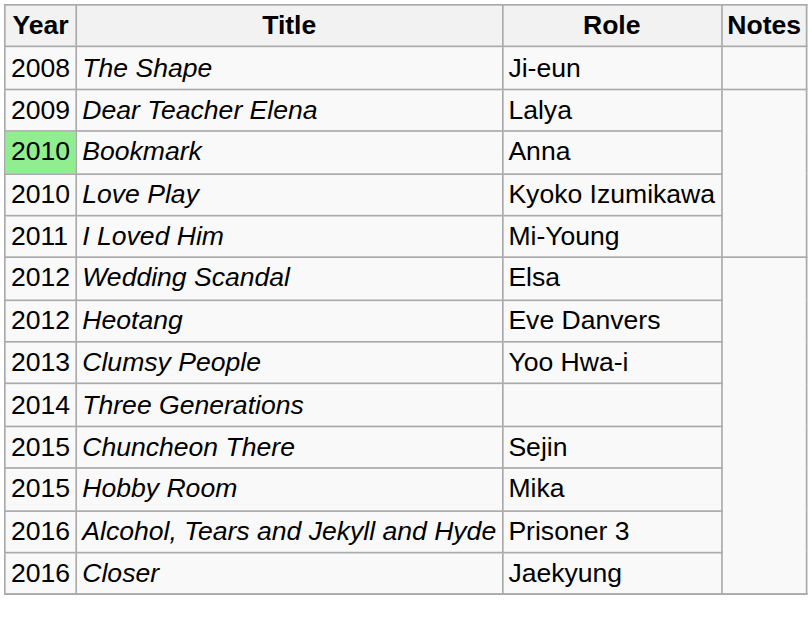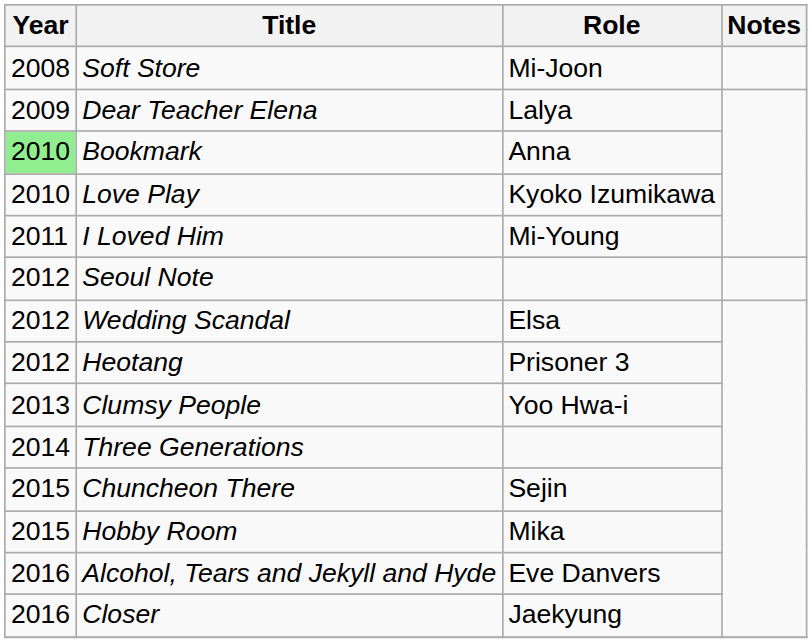- row: (147, 67)
+ row: (141, 67)
+ row: (148, 278)
(584, 320) Eve Danvers -> (569, 362) Prisoner 3
(569, 531) Prisoner 3 -> (584, 573) Eve Danvers
